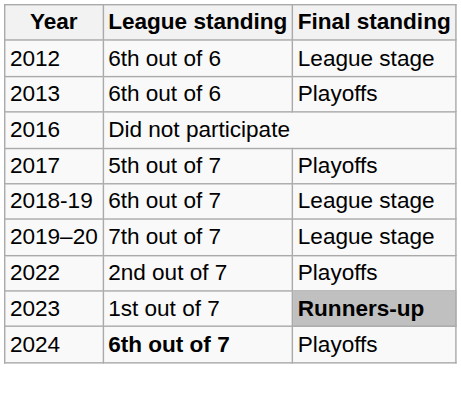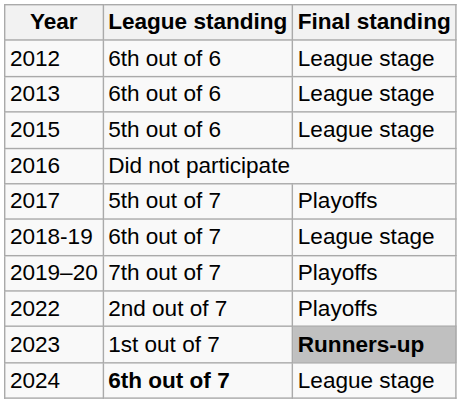(338, 93) Playoffs -> (366, 93) League stage
+ row: (35, 129)
(366, 237) League stage -> (338, 272) Playoffs
(338, 344) Playoffs -> (366, 380) League stage
